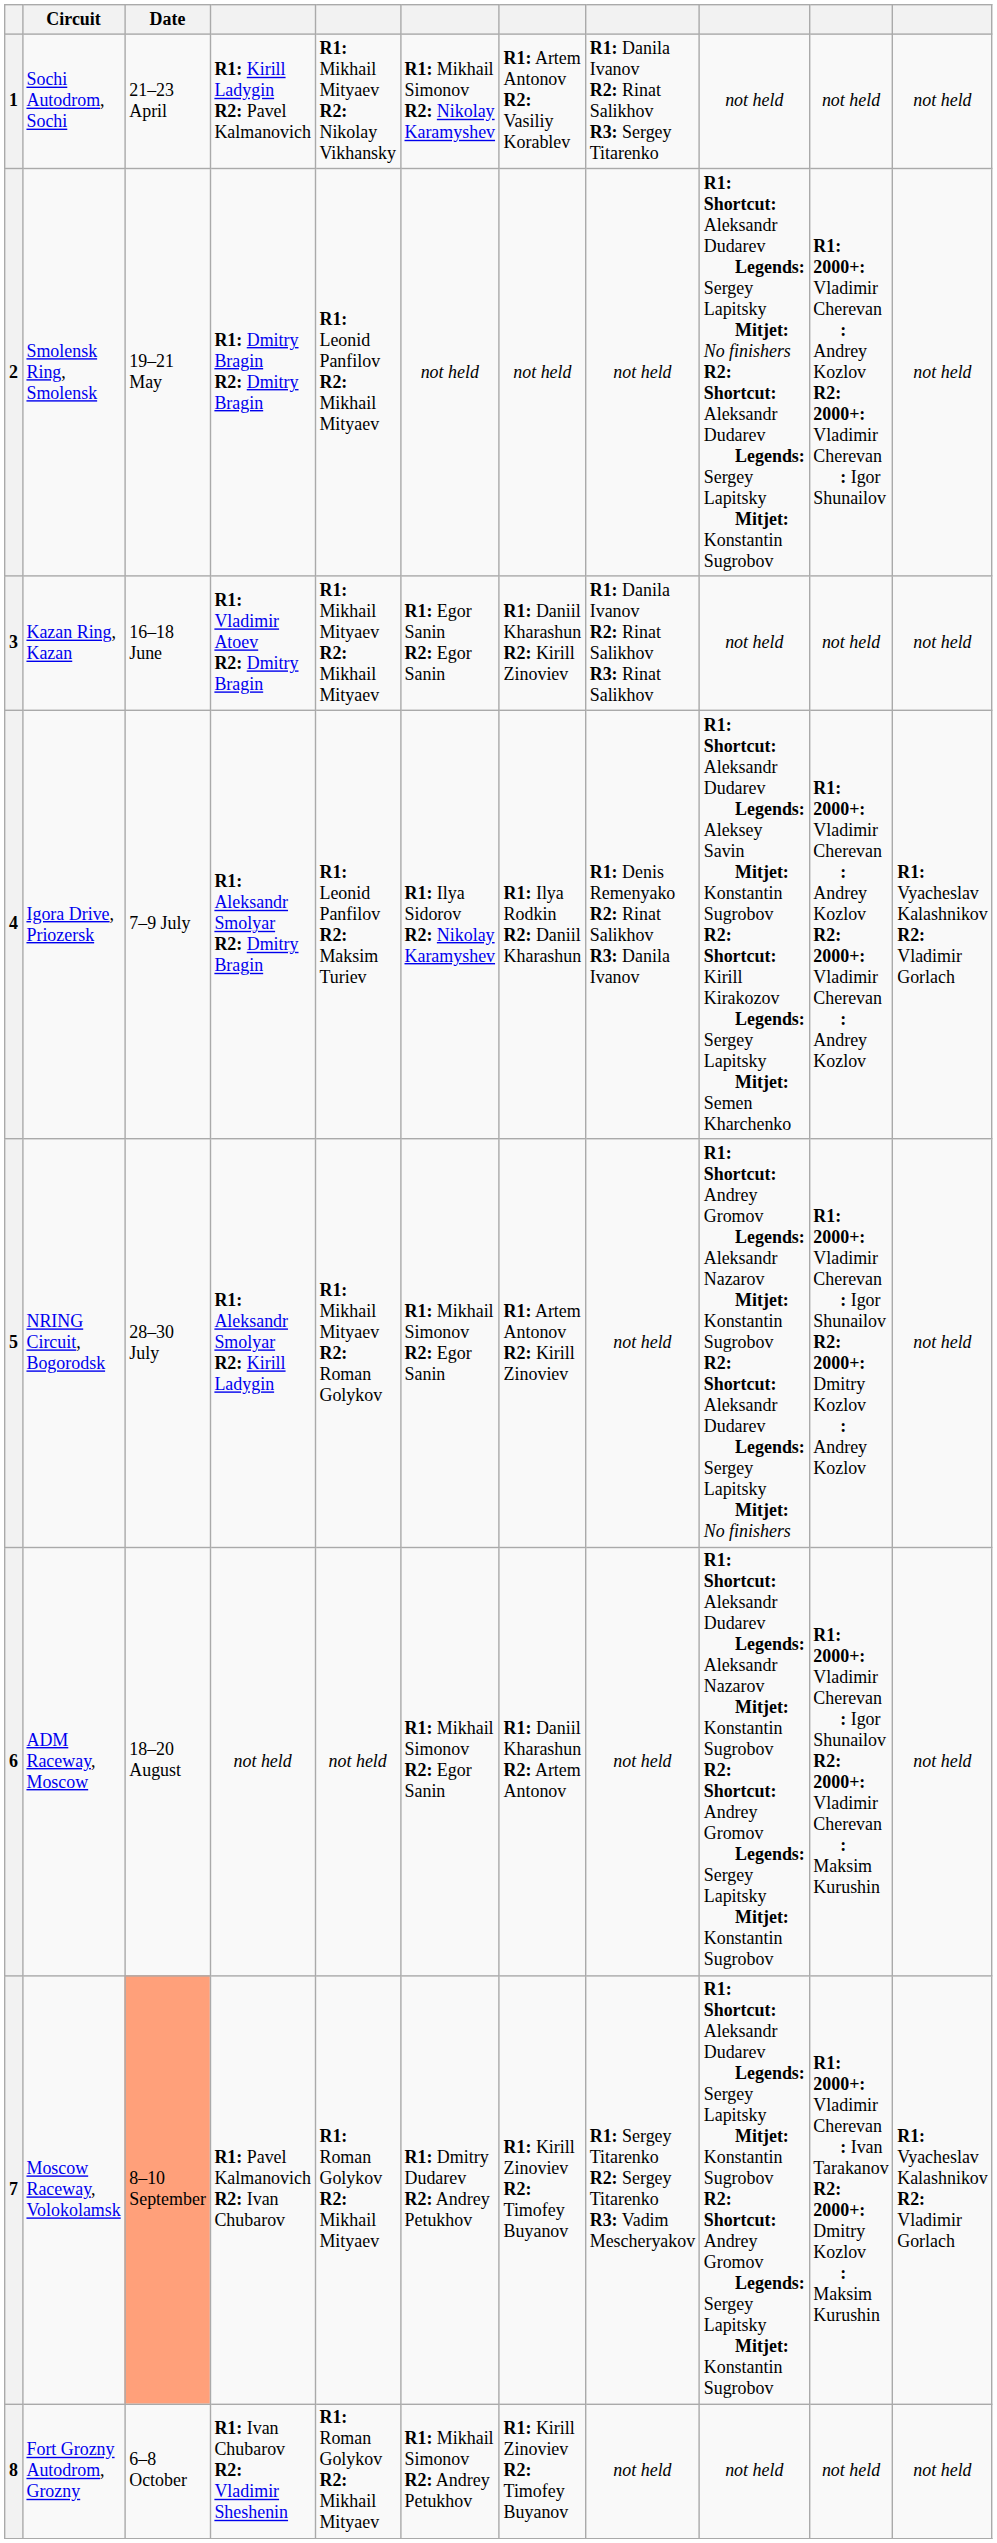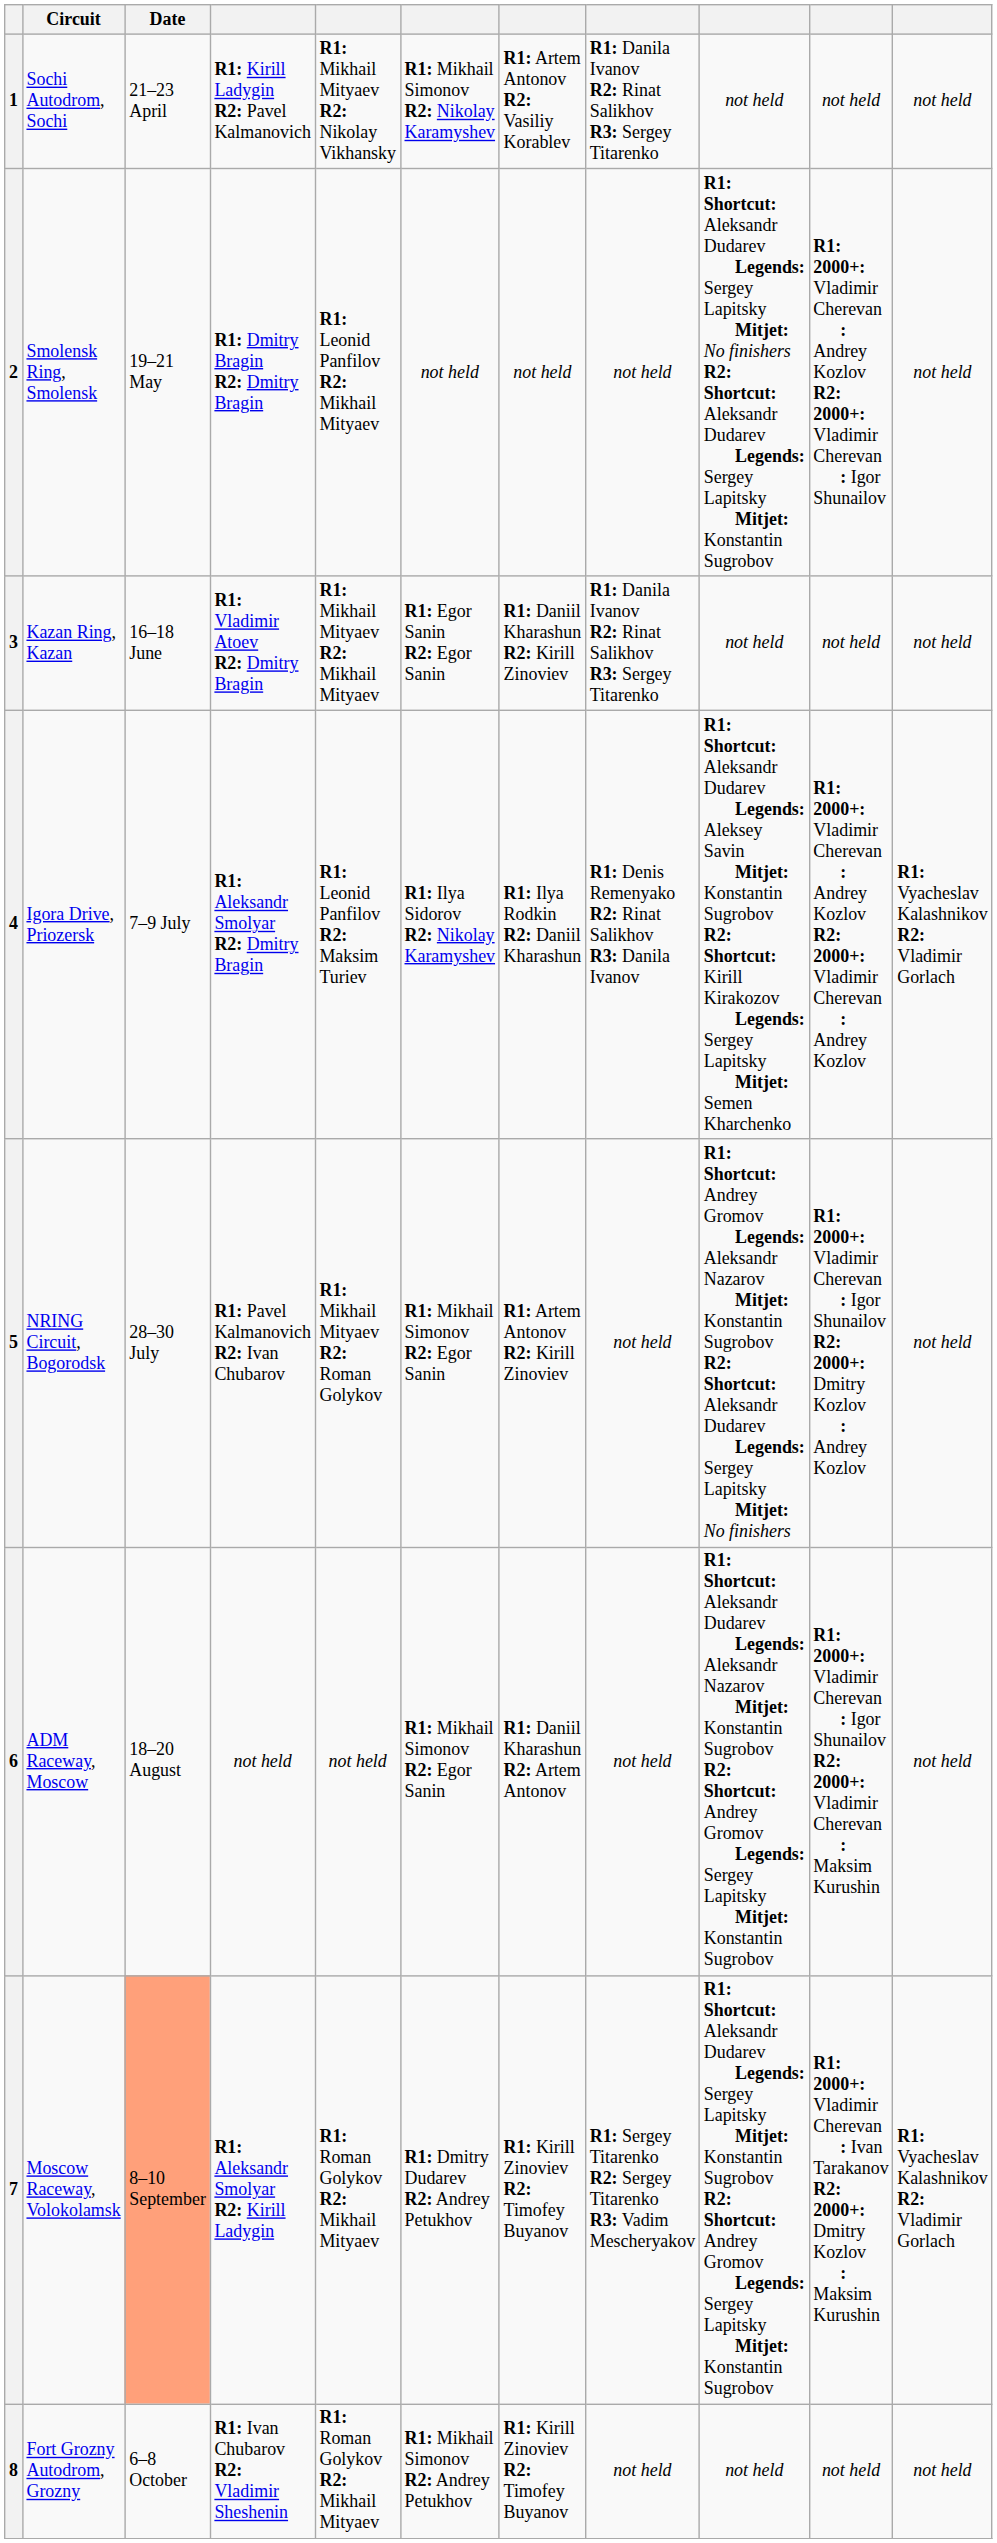(630, 643) R1: Danila Ivanov R2: Rinat Salikhov R3: Rinat Salikhov -> (631, 643) R1: Danila Ivanov R2: Rinat Salikhov R3: Sergey Titarenko
(251, 1342) R1: Aleksandr Smolyar R2: Kirill Ladygin -> (263, 1342) R1: Pavel Kalmanovich R2: Ivan Chubarov
(263, 2189) R1: Pavel Kalmanovich R2: Ivan Chubarov -> (251, 2189) R1: Aleksandr Smolyar R2: Kirill Ladygin
